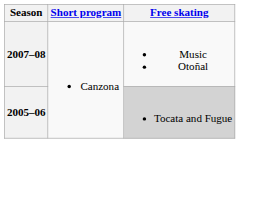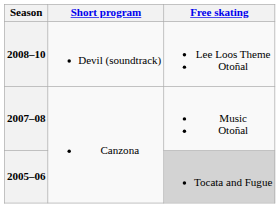+ row: (26, 54)
